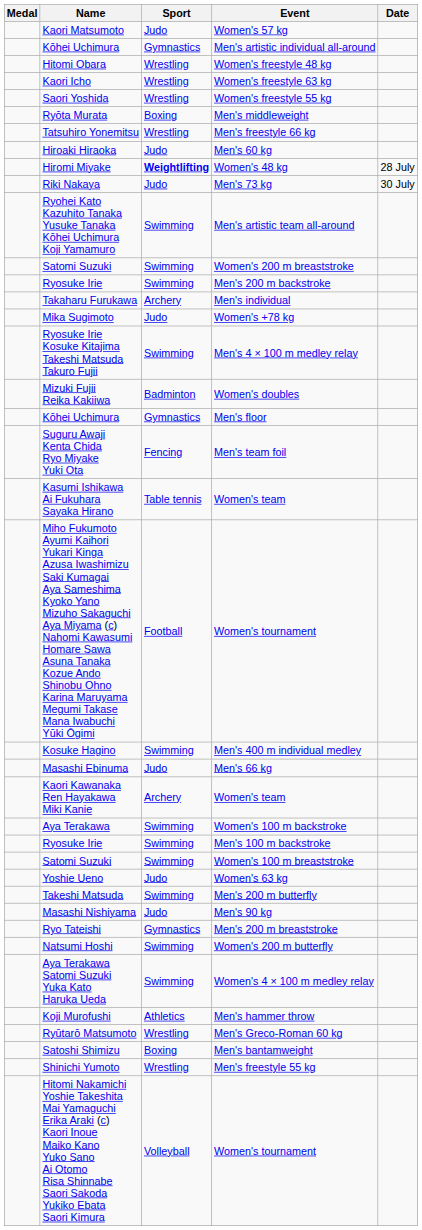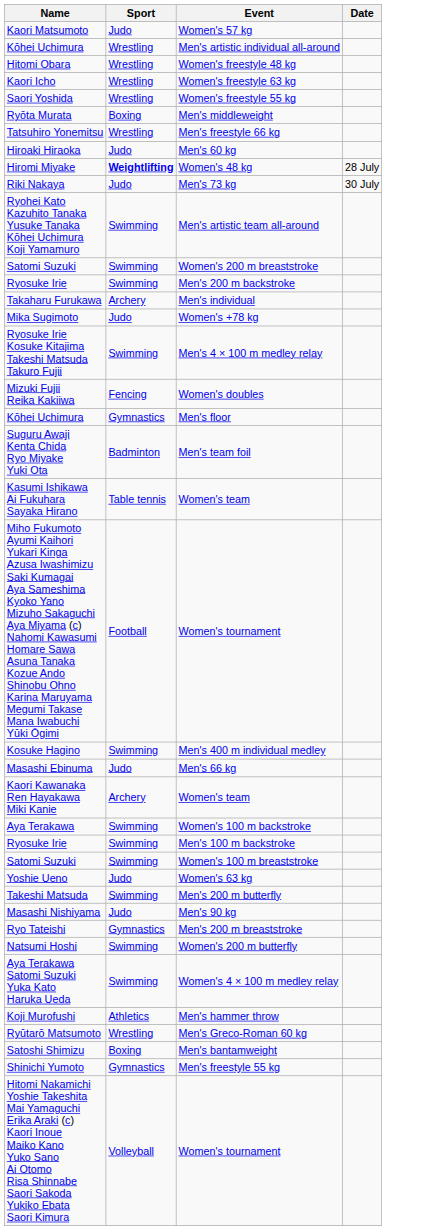- column: (22, 13)
(172, 47) Gymnastics -> (131, 47) Wrestling
(170, 394) Badminton -> (128, 394) Fencing
(163, 452) Fencing -> (134, 452) Badminton
(166, 1068) Wrestling -> (137, 1068) Gymnastics
